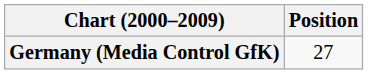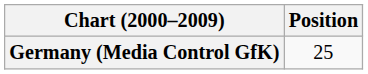(323, 52) 27 -> (323, 52) 25
